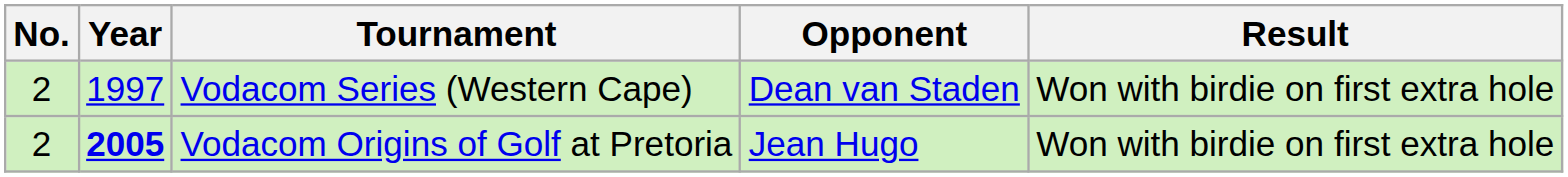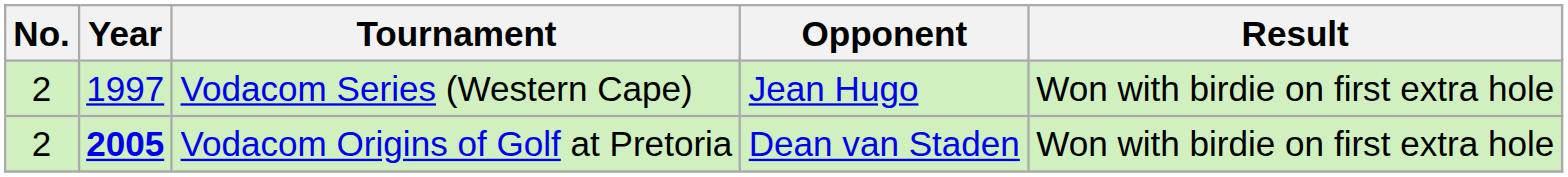(884, 89) Dean van Staden -> (834, 89) Jean Hugo
(834, 144) Jean Hugo -> (884, 144) Dean van Staden
